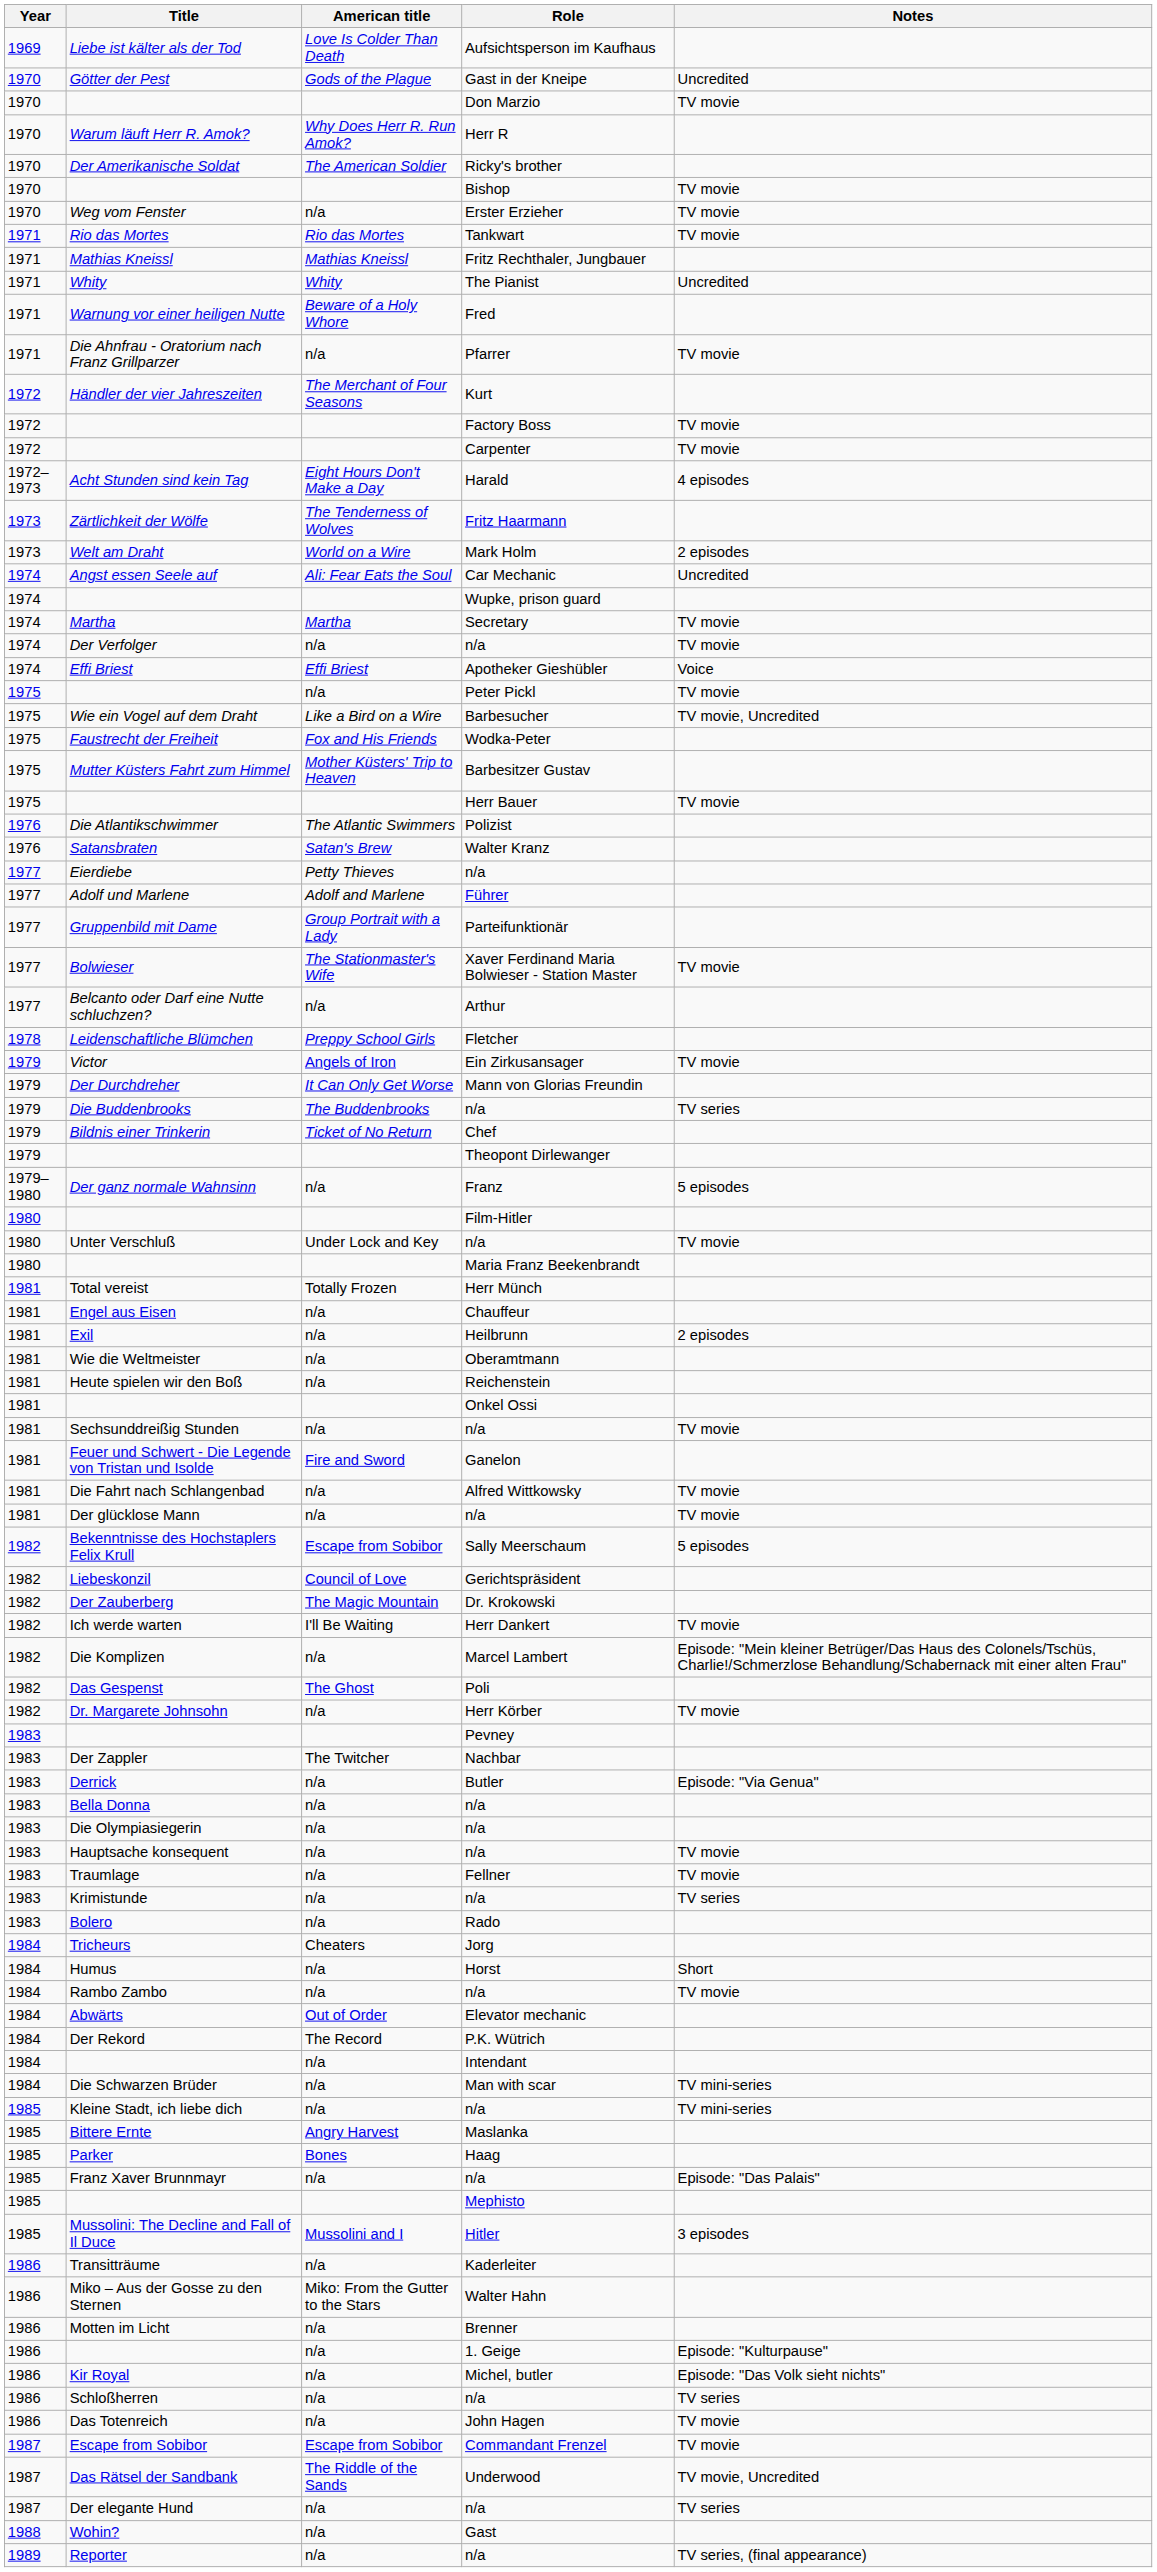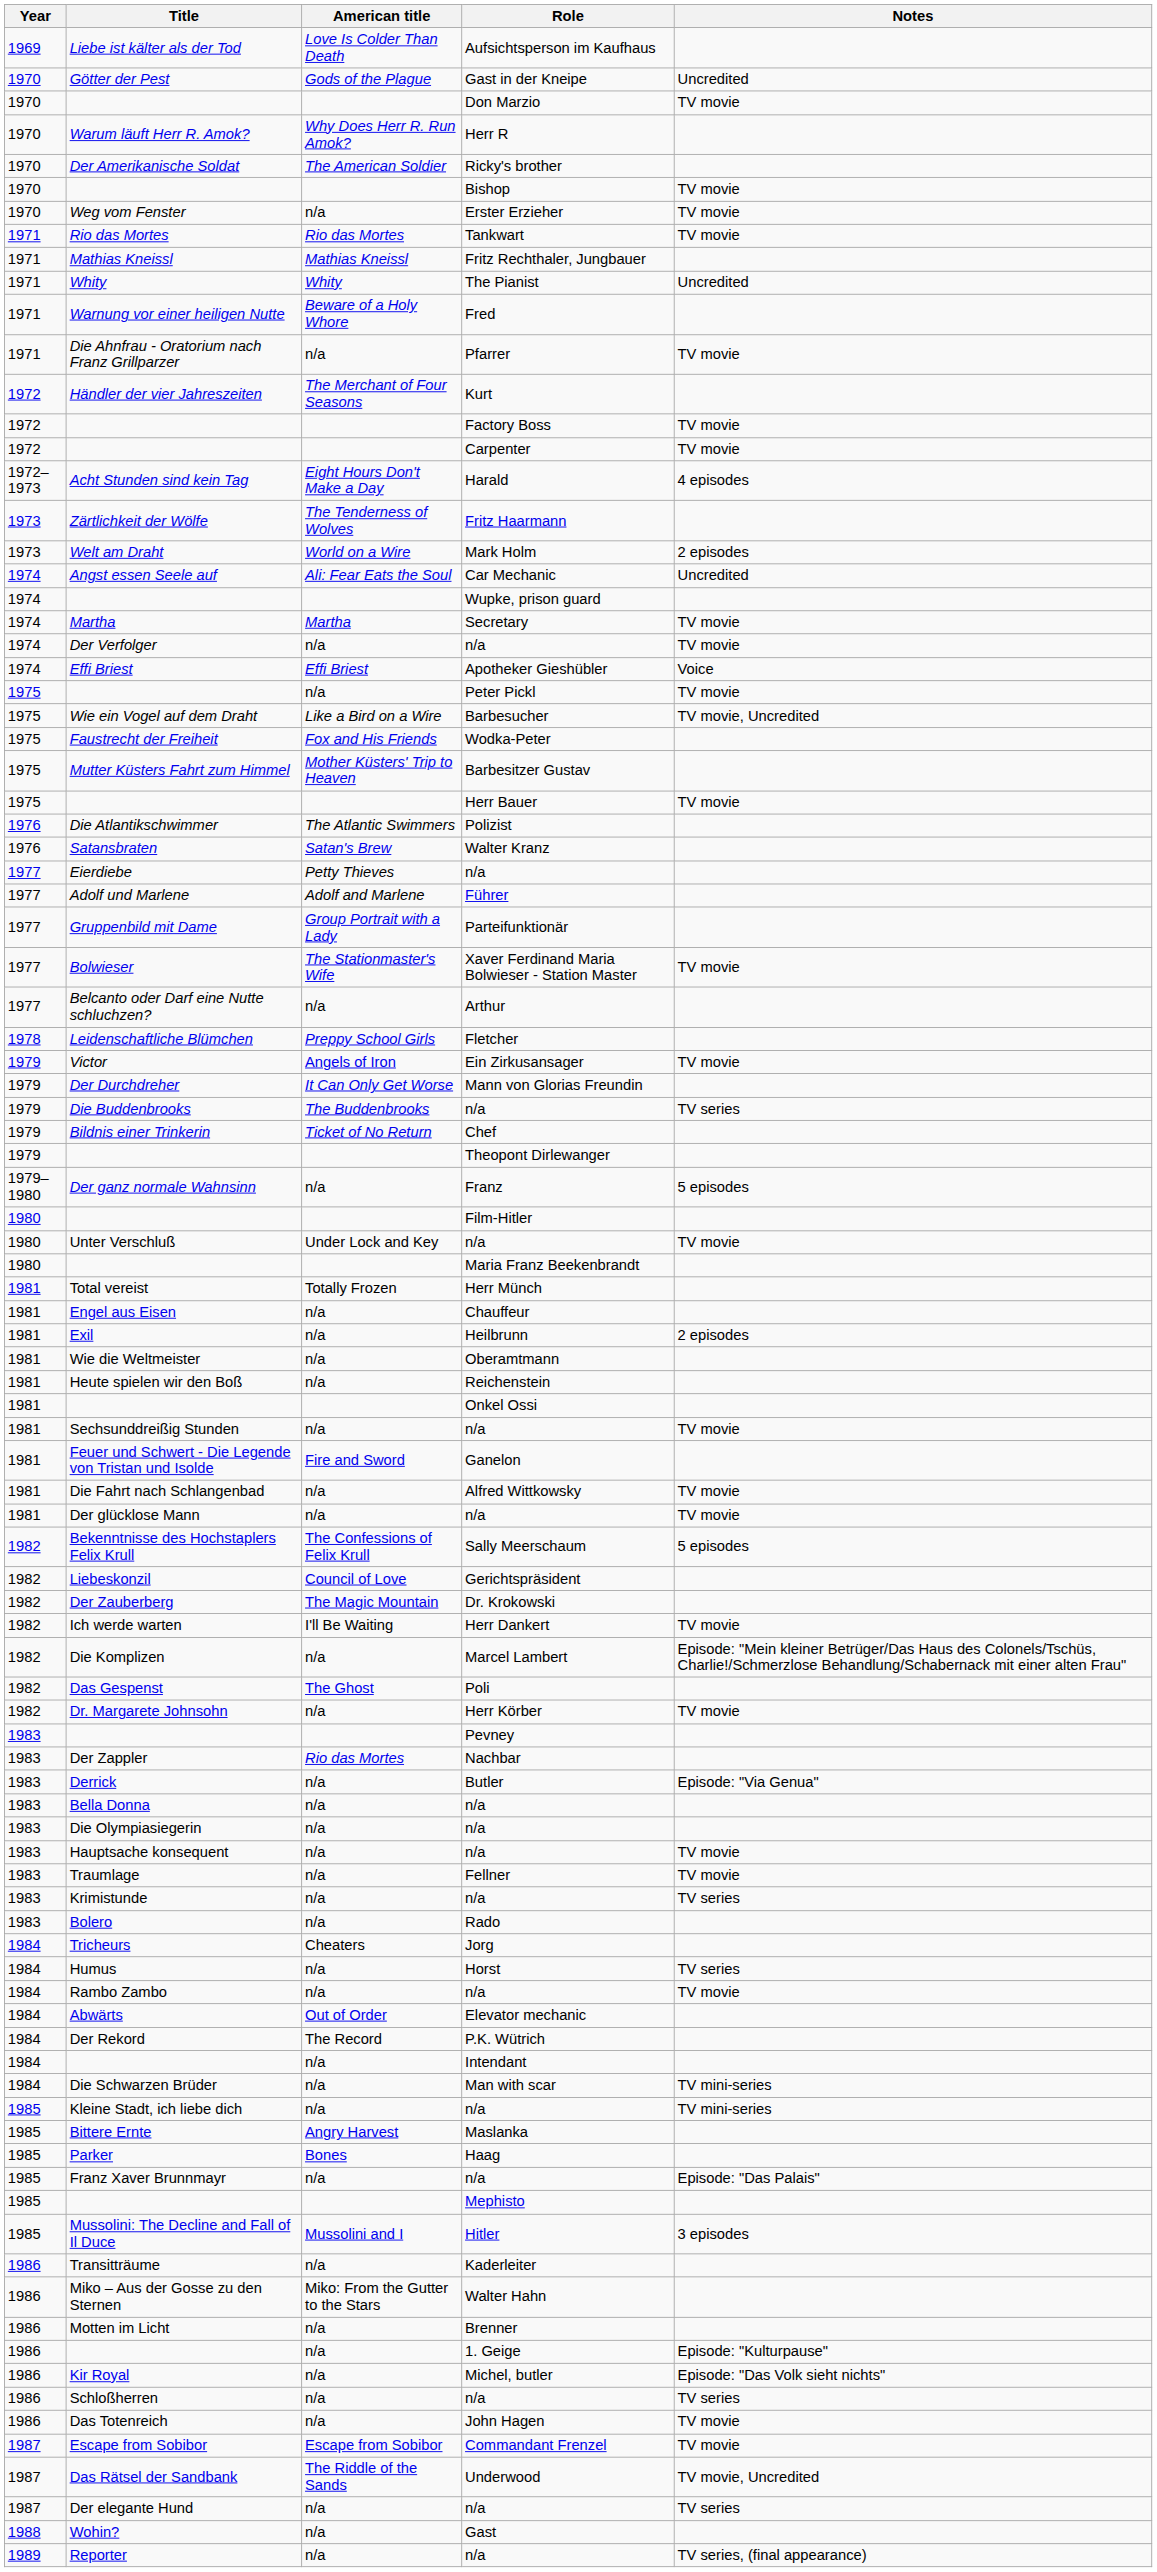(374, 1547) Escape from Sobibor -> (368, 1547) The Confessions of Felix Krull
(347, 1758) The Twitcher -> (355, 1758) Rio das Mortes
(695, 1968) Short -> (709, 1968) TV series
